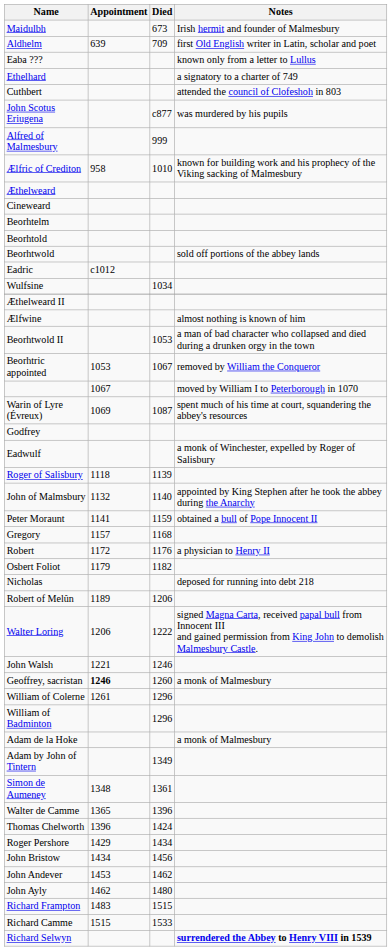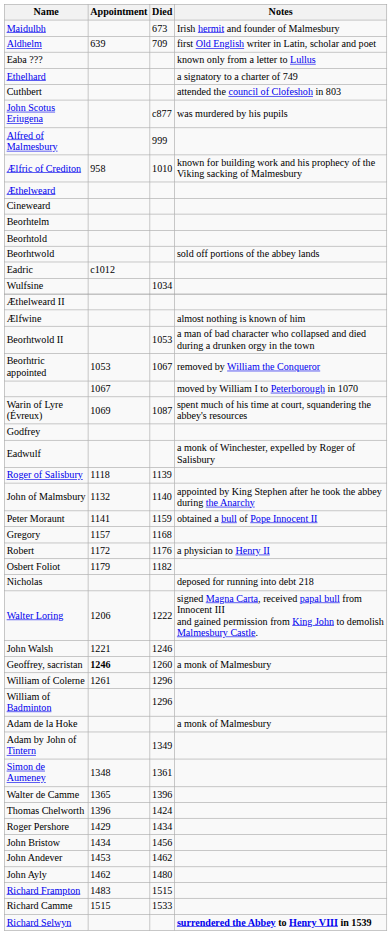- row: (40, 598)
